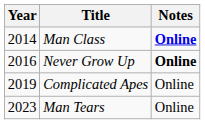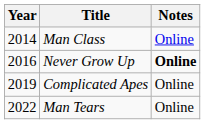(176, 38) bold -> (174, 38) normal
(22, 107) 2023 -> (22, 107) 2022
